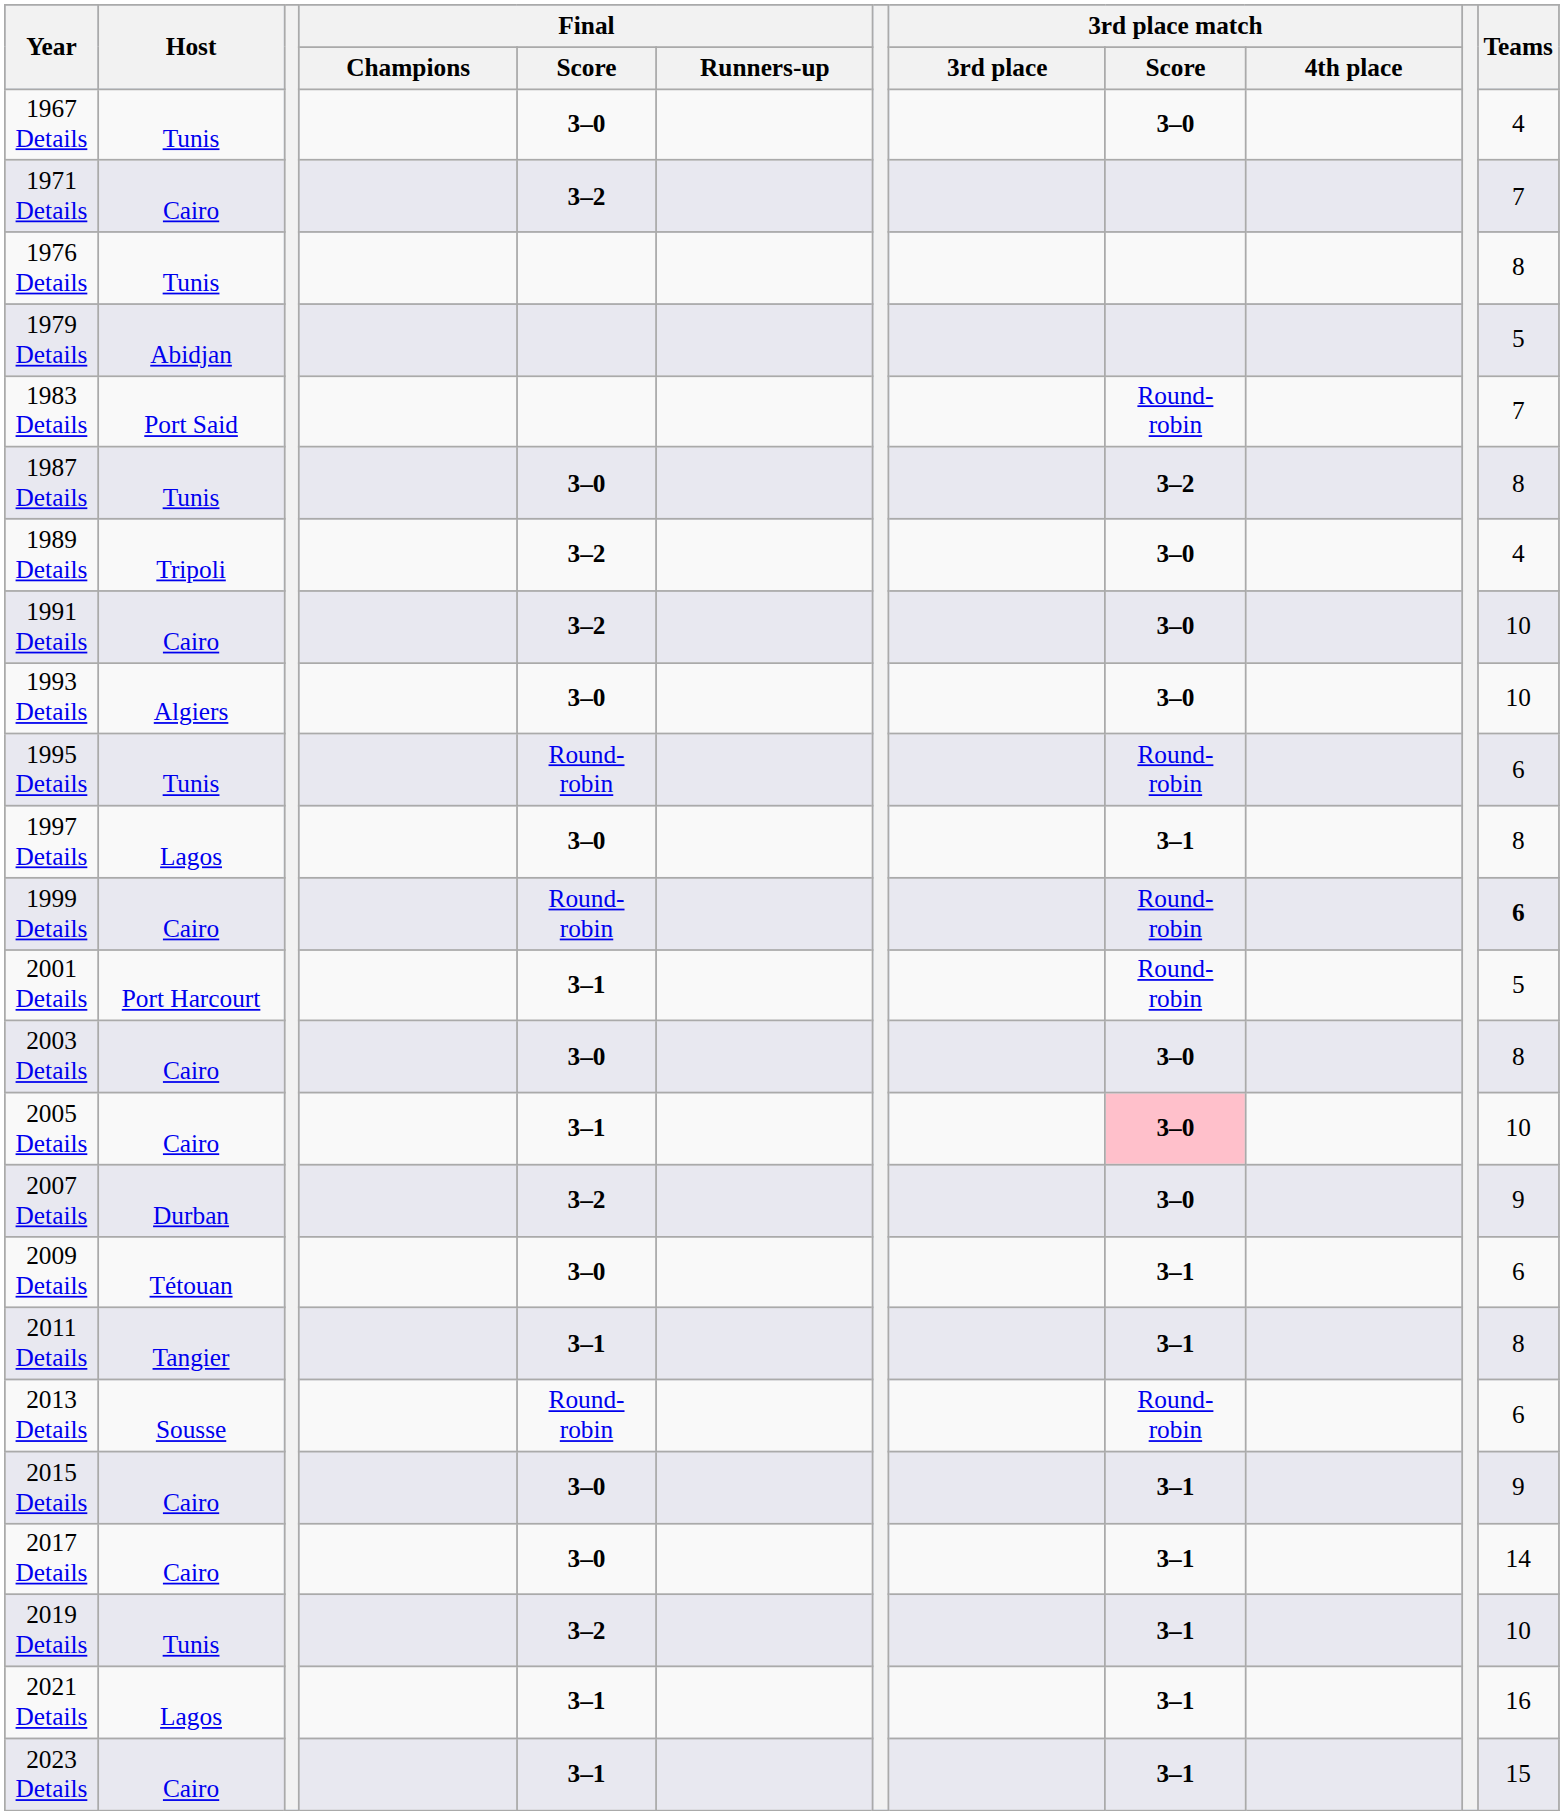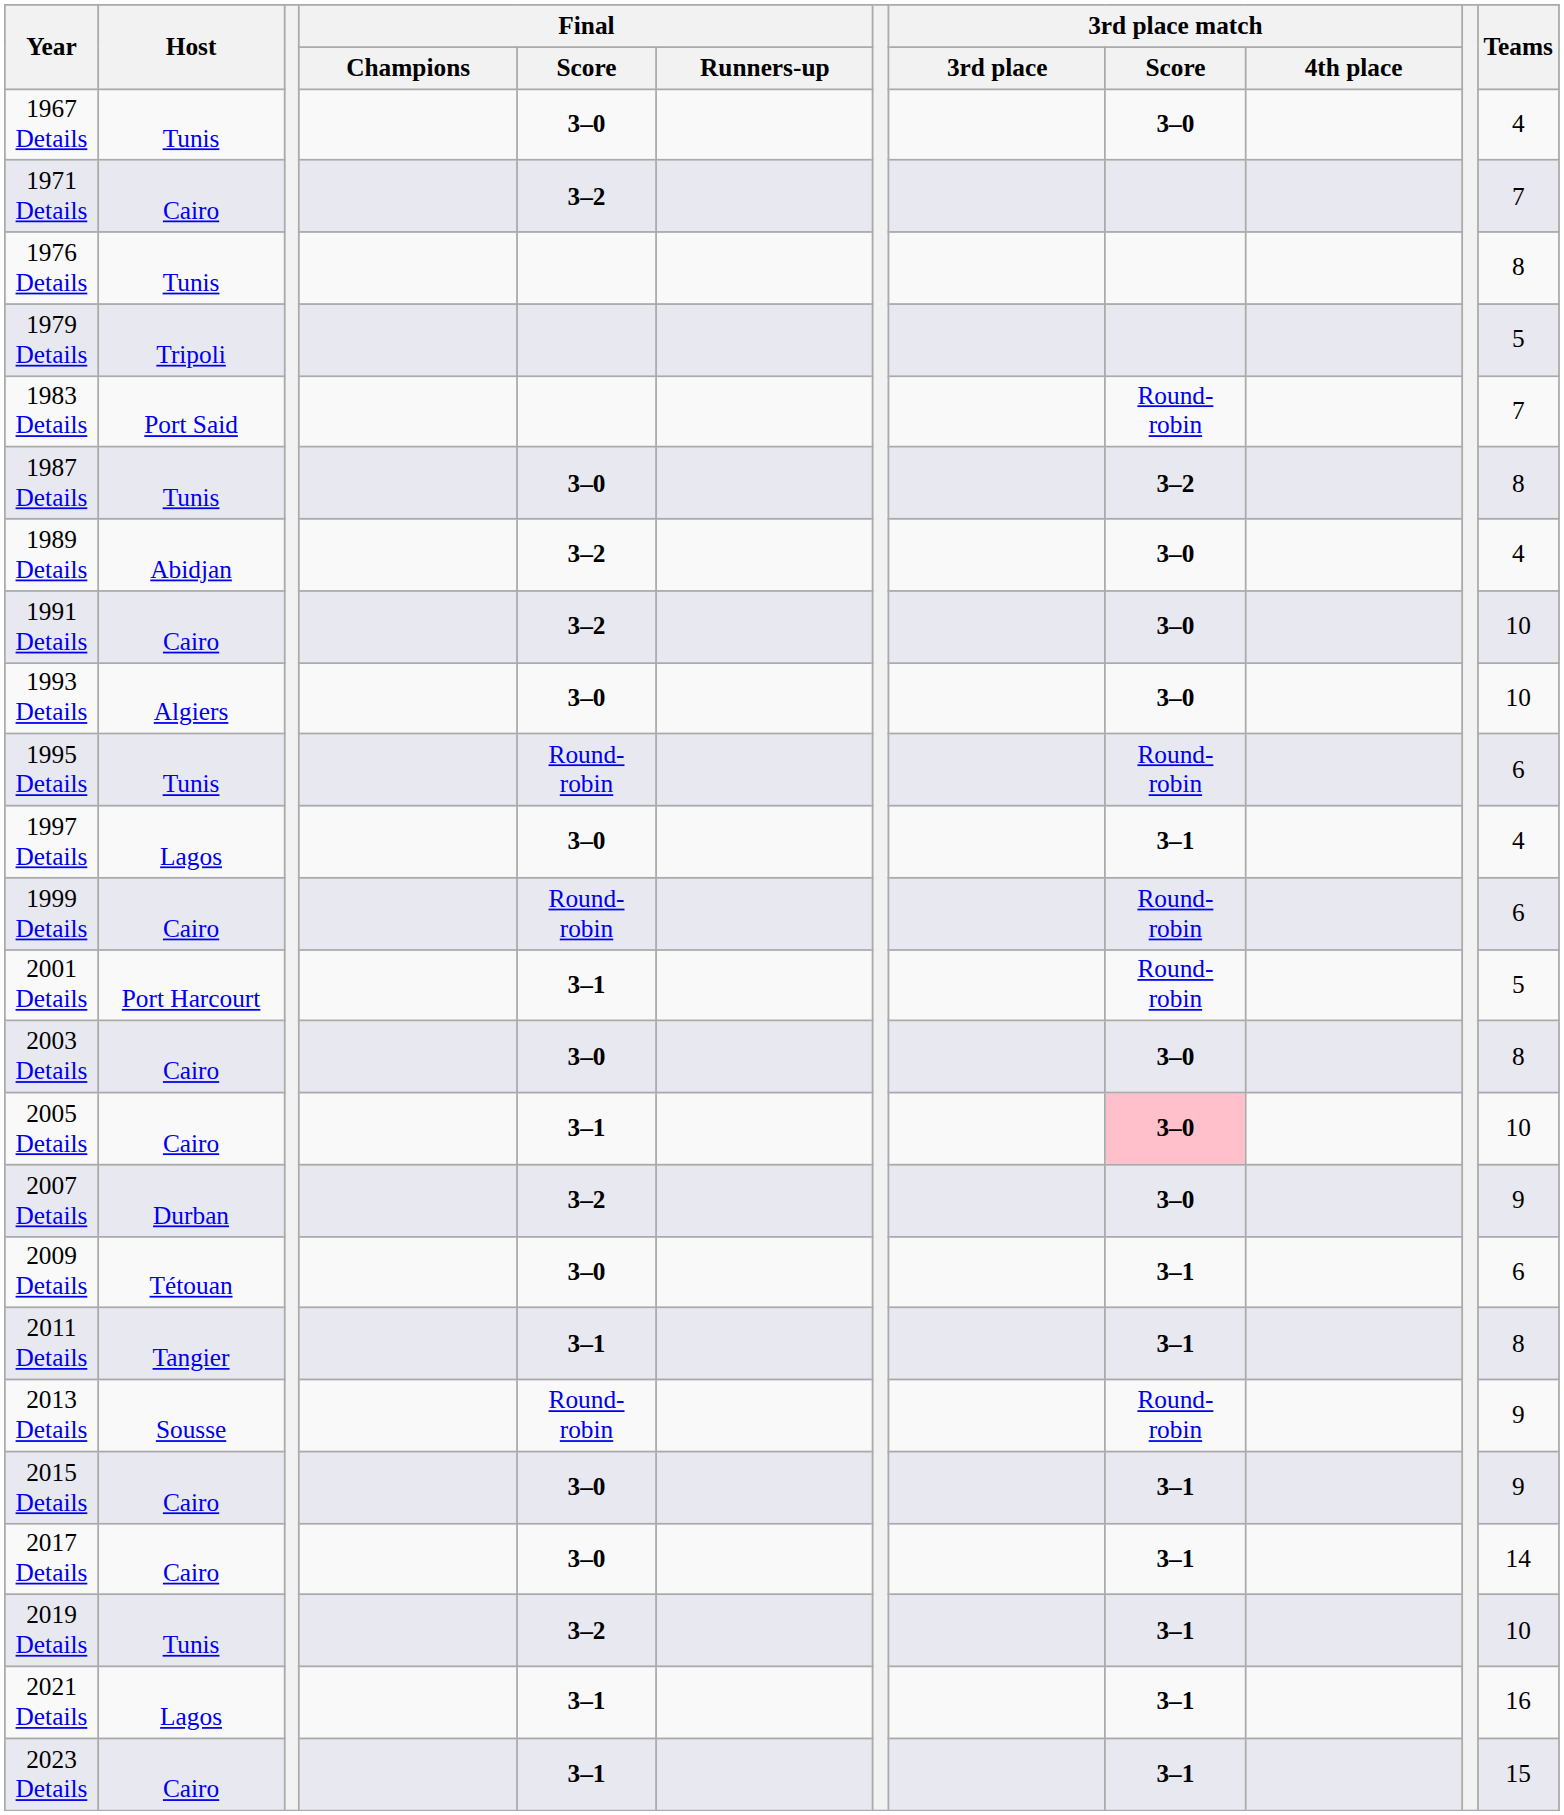(191, 354) Abidjan -> (191, 354) Tripoli
(191, 569) Tripoli -> (191, 569) Abidjan
(1518, 841) 8 -> (1518, 841) 4
(1518, 913) bold -> (1518, 913) normal
(1518, 1415) 6 -> (1518, 1415) 9
